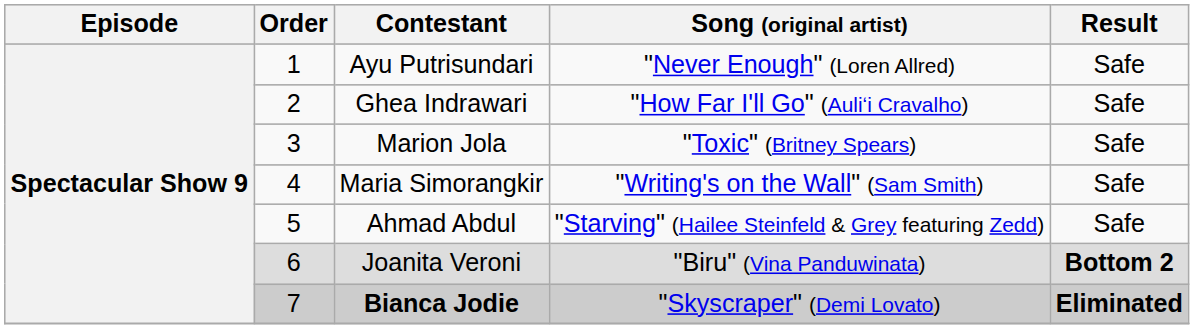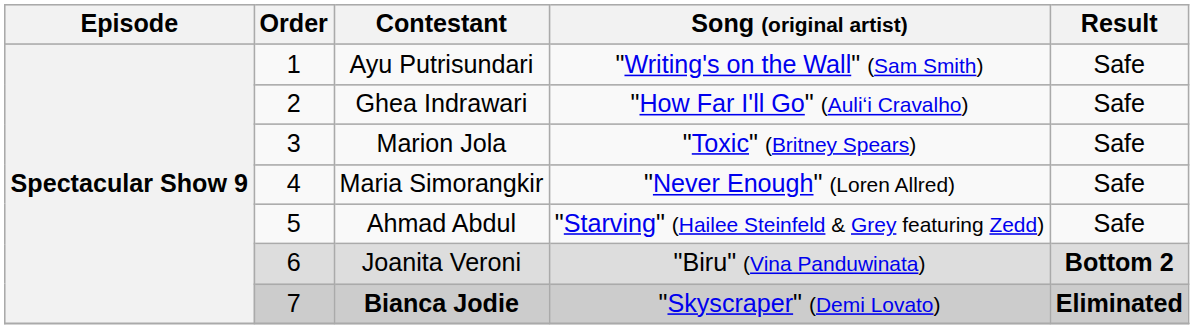(799, 64) "Never Enough" (Loren Allred) -> (799, 64) "Writing's on the Wall" (Sam Smith)
(799, 183) "Writing's on the Wall" (Sam Smith) -> (799, 183) "Never Enough" (Loren Allred)
